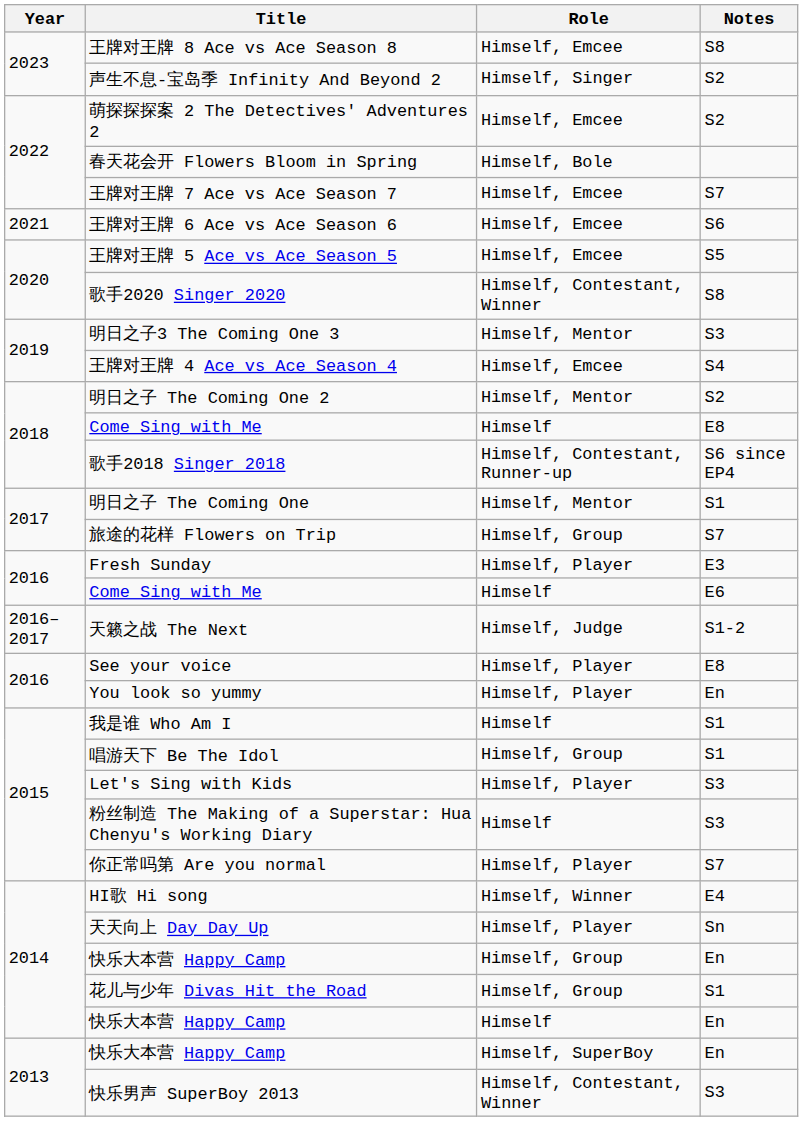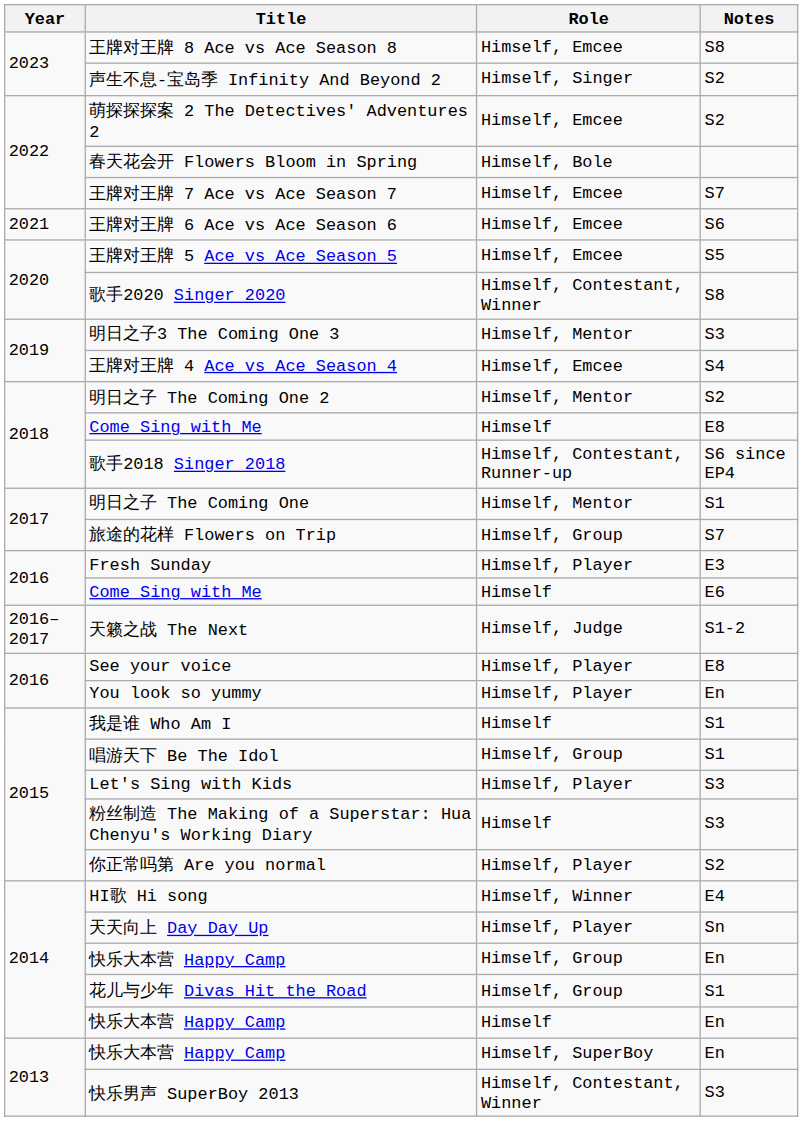(715, 865) S7 -> (715, 865) S2
